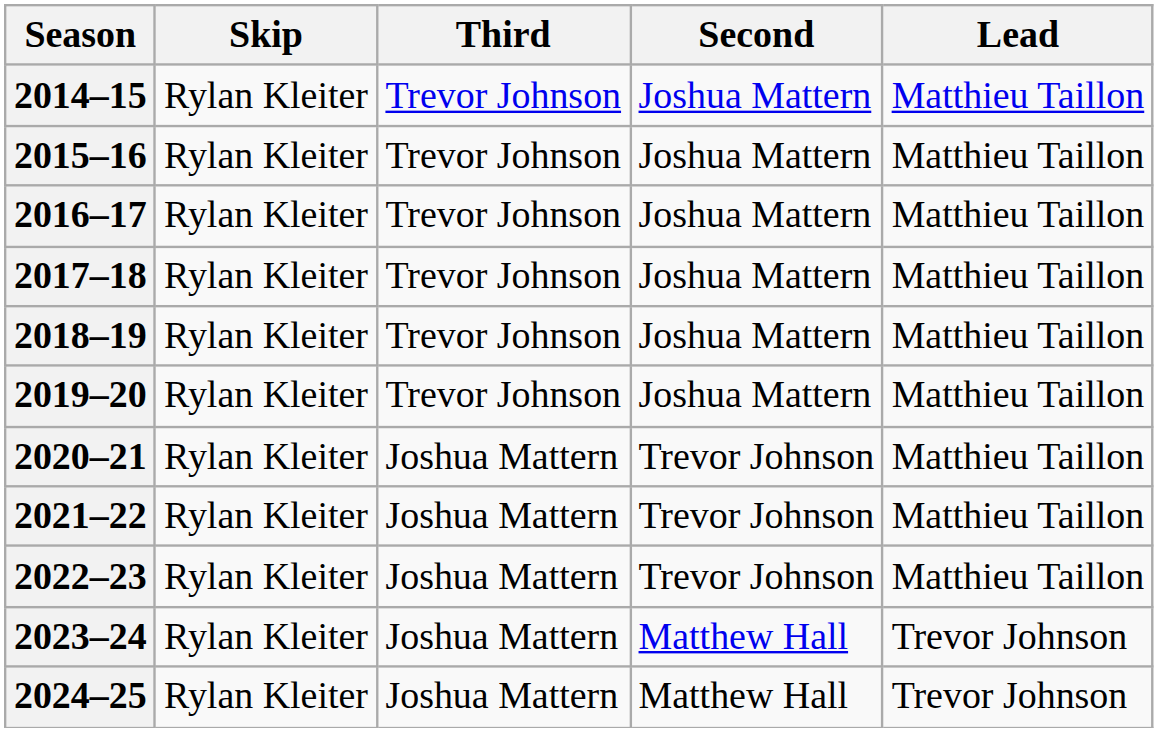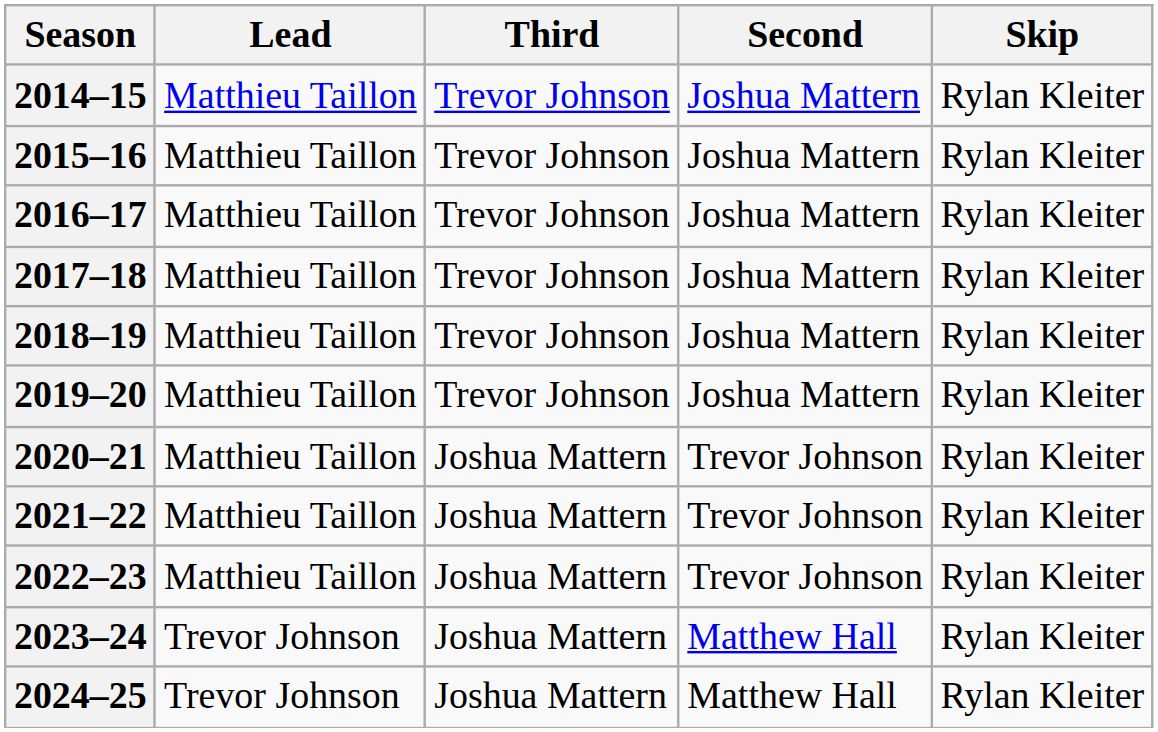columns swapped: (266, 34) <-> (1018, 34)
